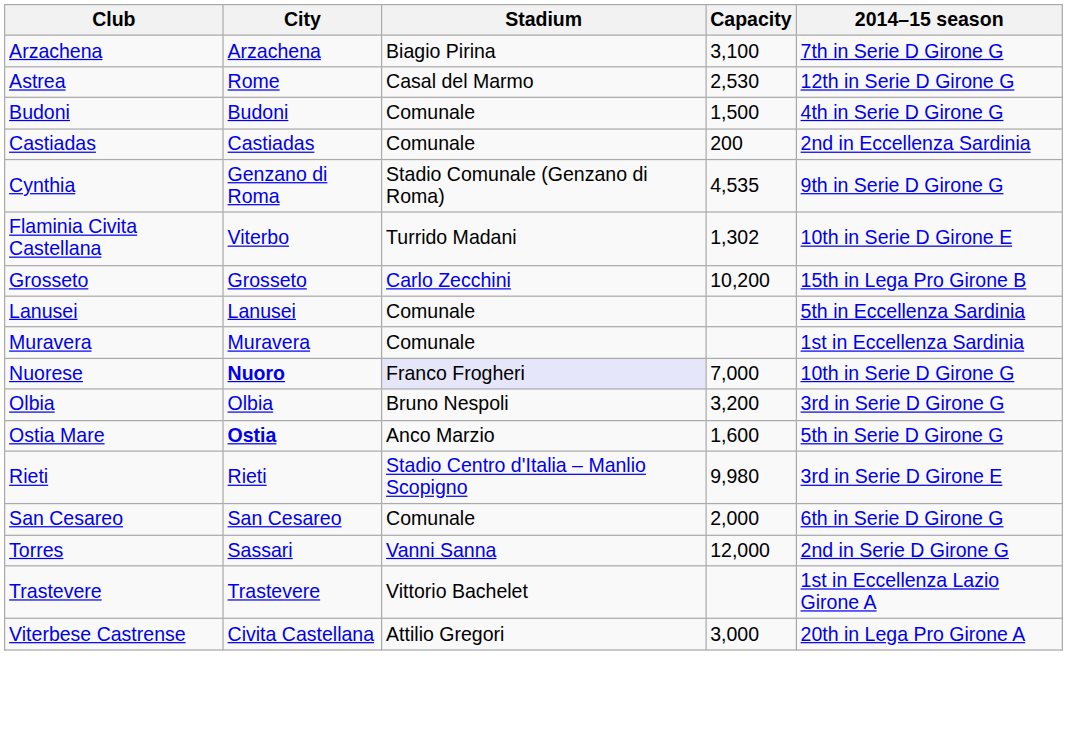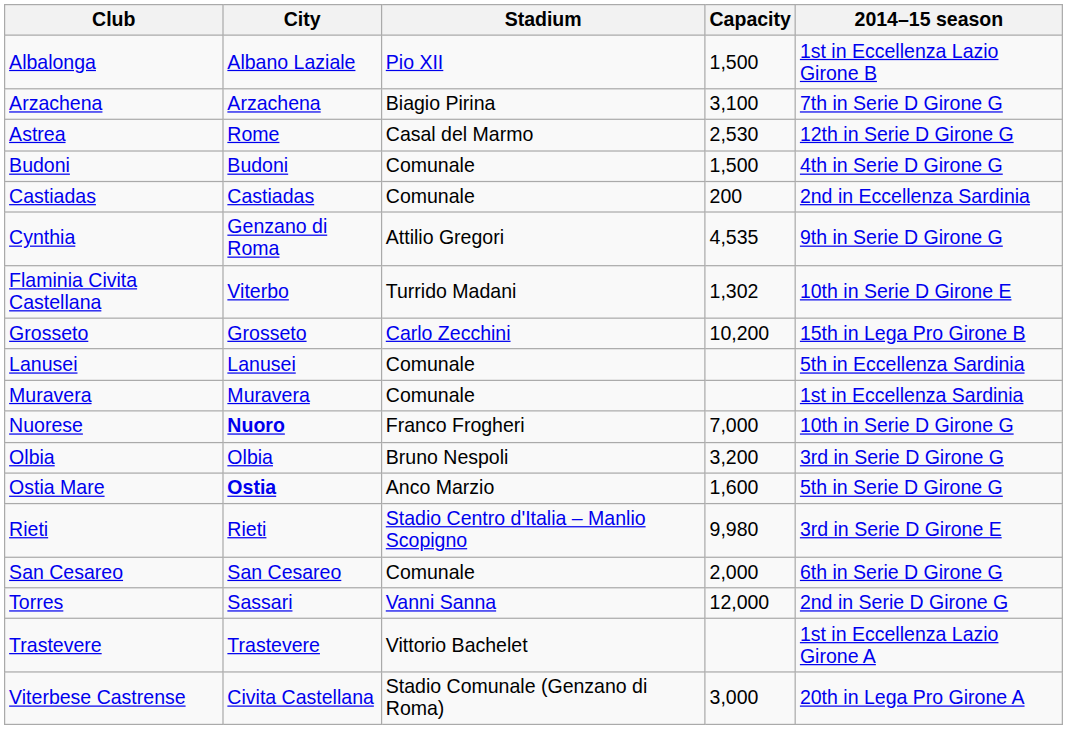+ row: (53, 61)
(517, 185) Stadio Comunale (Genzano di Roma) -> (445, 238) Attilio Gregori
(456, 373) lavender background -> (455, 426) no background
(445, 634) Attilio Gregori -> (517, 697) Stadio Comunale (Genzano di Roma)
